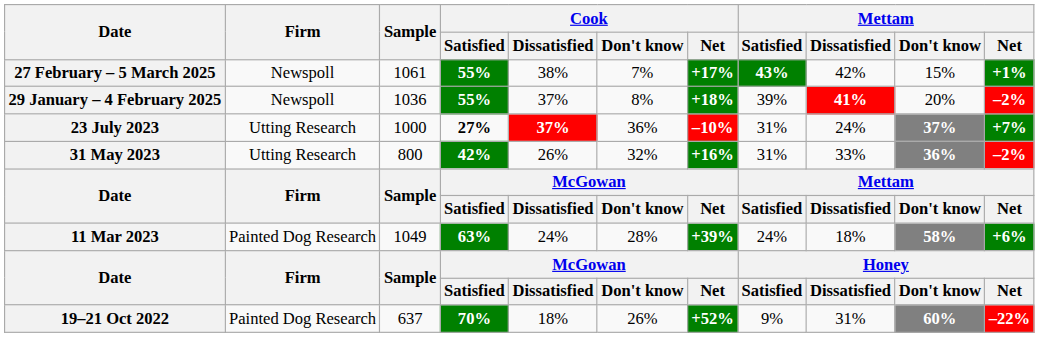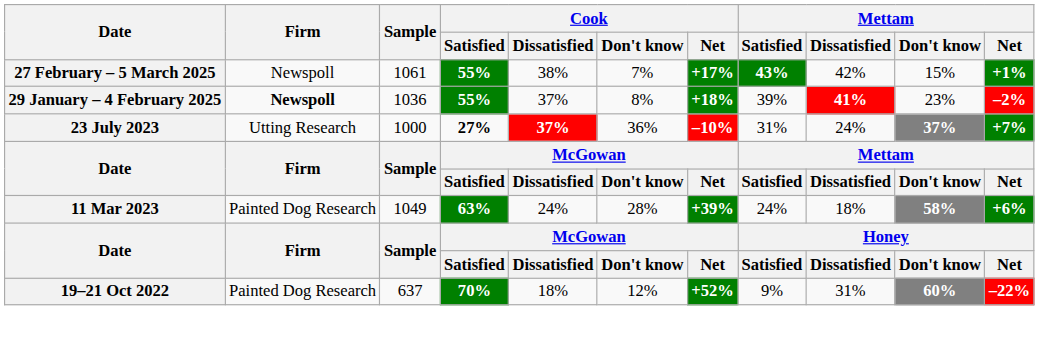(303, 100) normal -> (303, 100) bold
(940, 100) 20% -> (940, 100) 23%
- row: (115, 155)
(642, 318) 26% -> (642, 291) 12%
